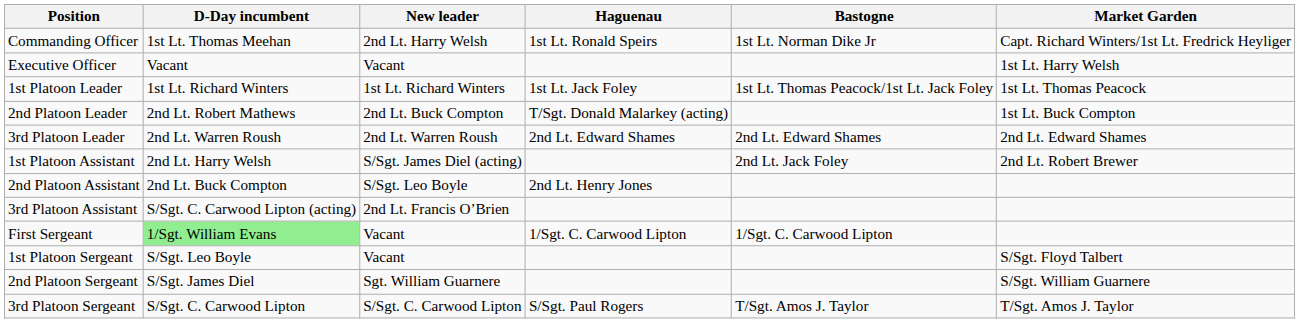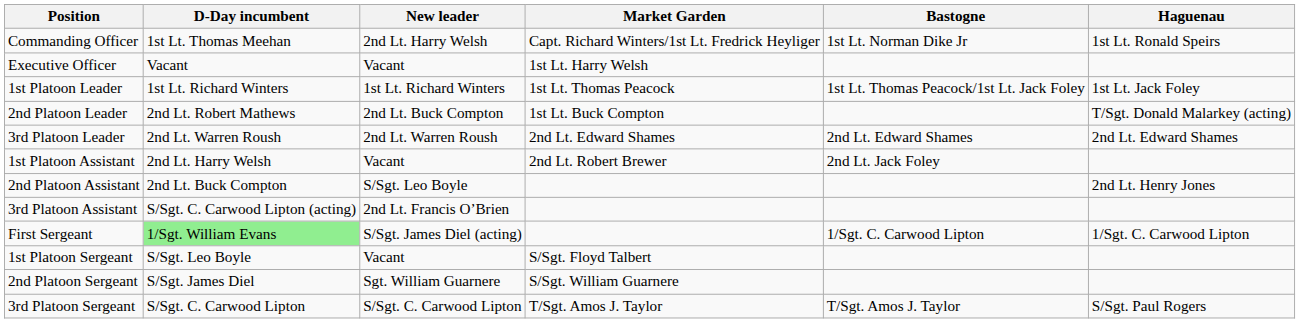columns swapped: (1146, 16) <-> (629, 16)
(443, 161) S/Sgt. James Diel (acting) -> (384, 161) Vacant
(384, 233) Vacant -> (443, 233) S/Sgt. James Diel (acting)
